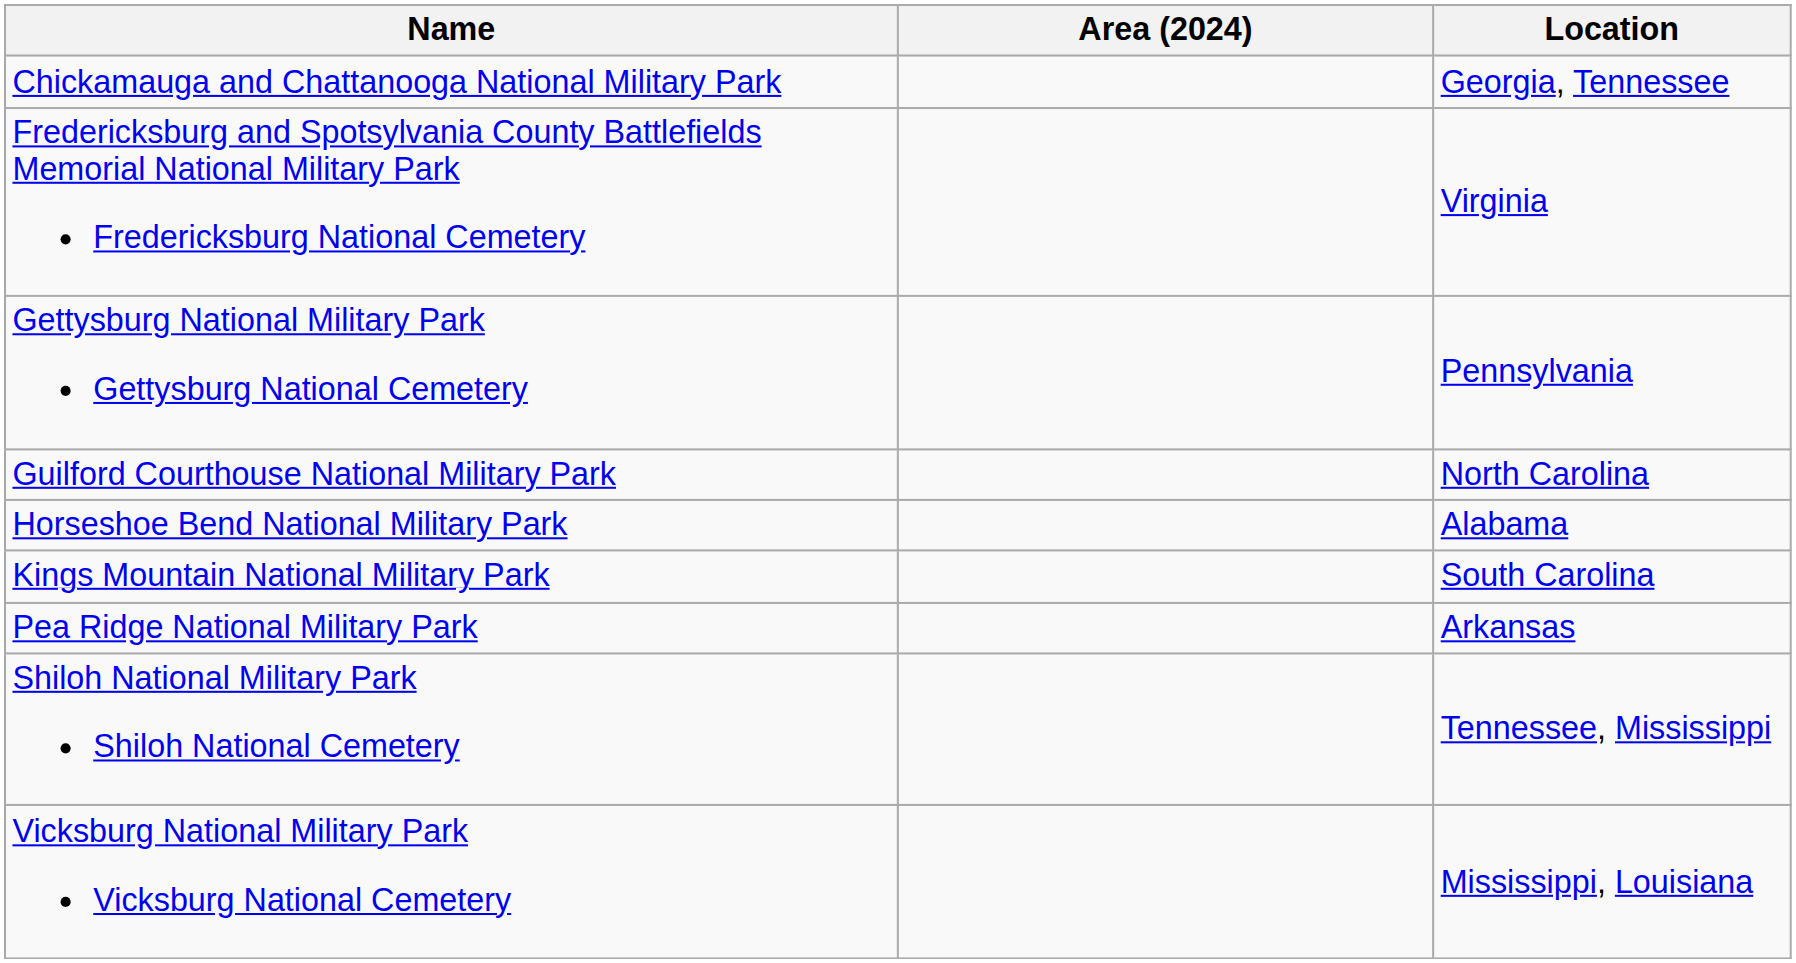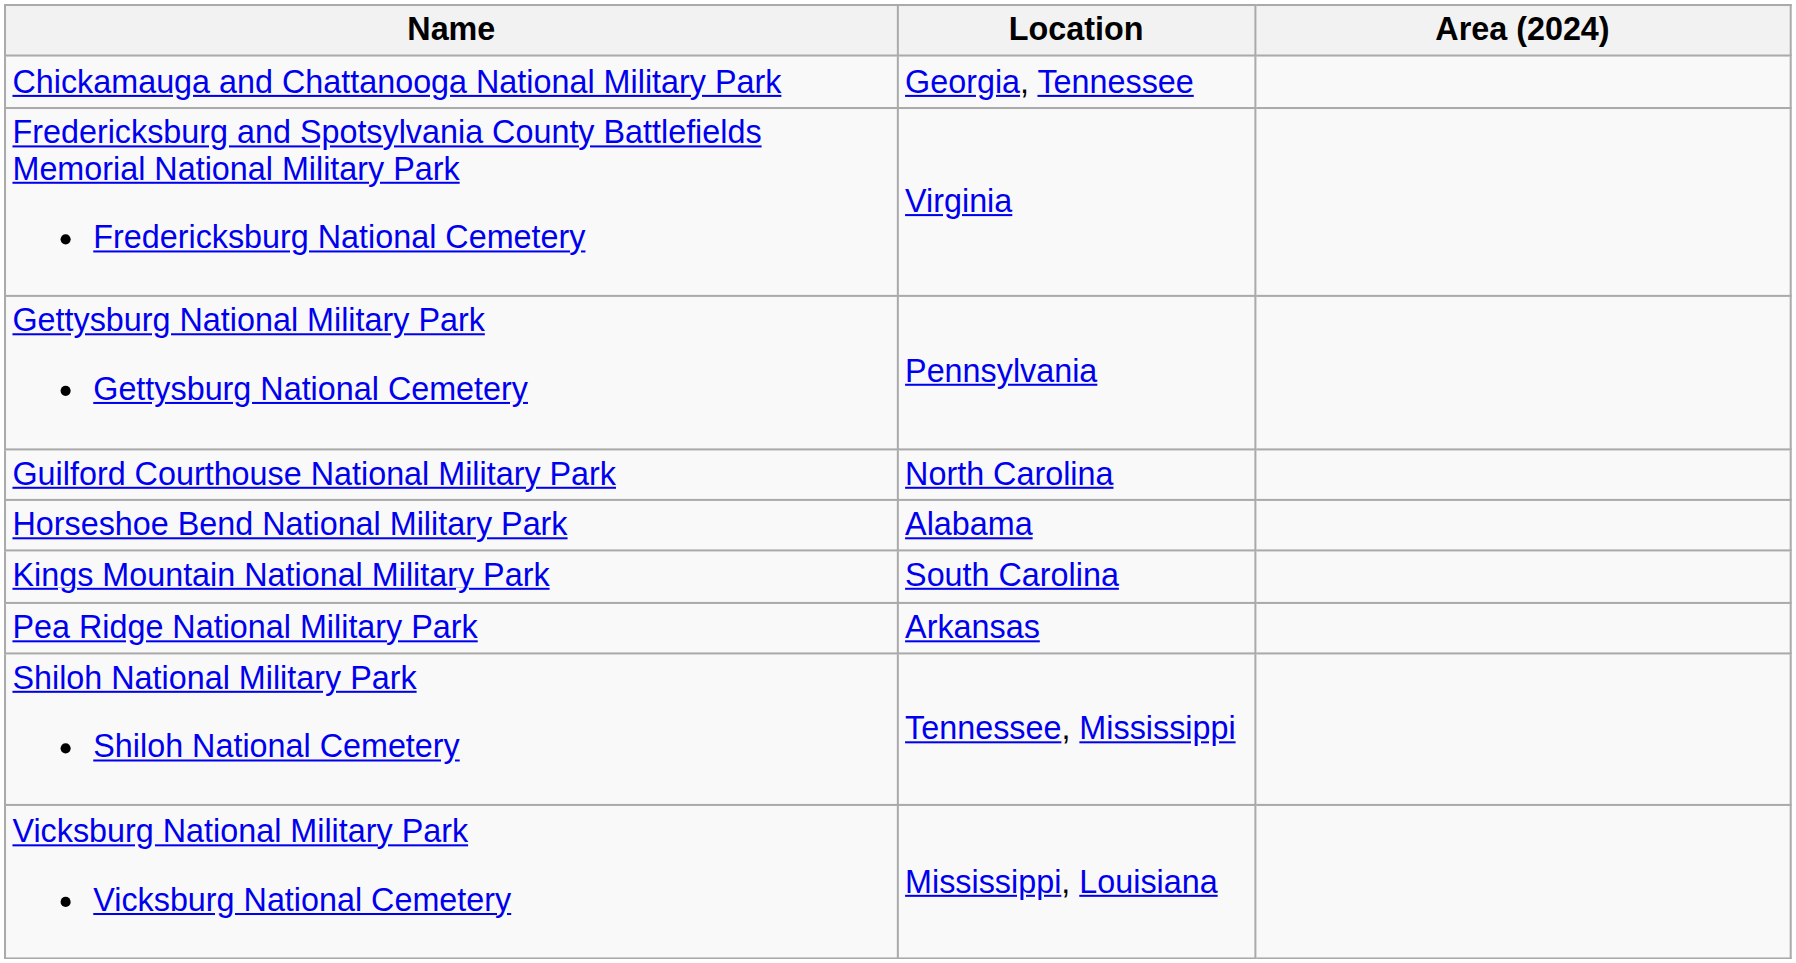columns swapped: (1612, 30) <-> (1165, 30)
